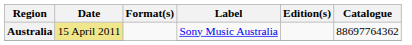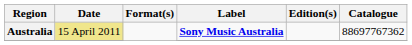(229, 31) normal -> (231, 31) bold
(368, 31) 88697764362 -> (373, 31) 88697767362
